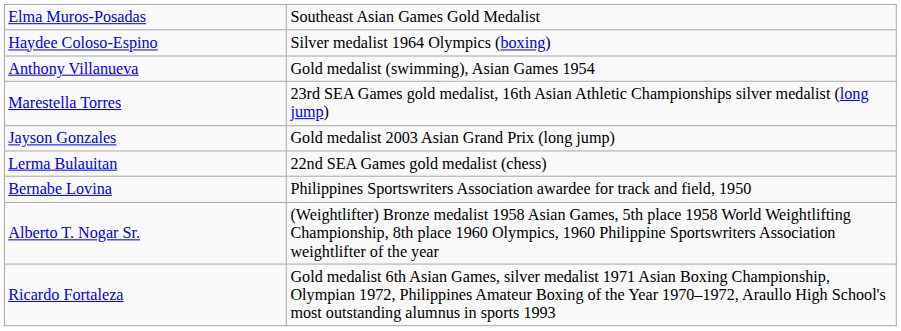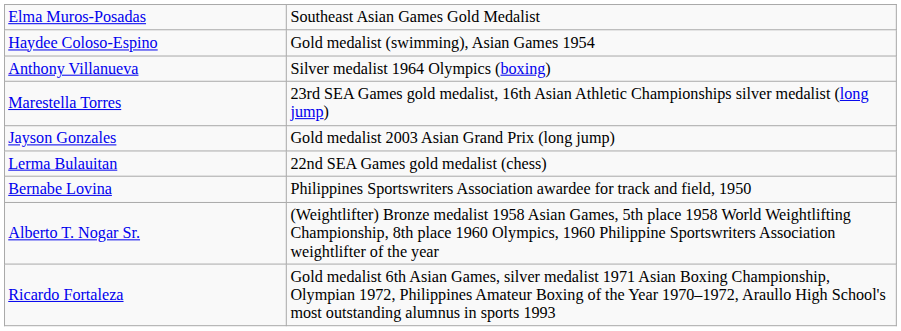(421, 42) Silver medalist 1964 Olympics (boxing) -> (443, 42) Gold medalist (swimming), Asian Games 1954
(443, 68) Gold medalist (swimming), Asian Games 1954 -> (421, 68) Silver medalist 1964 Olympics (boxing)
